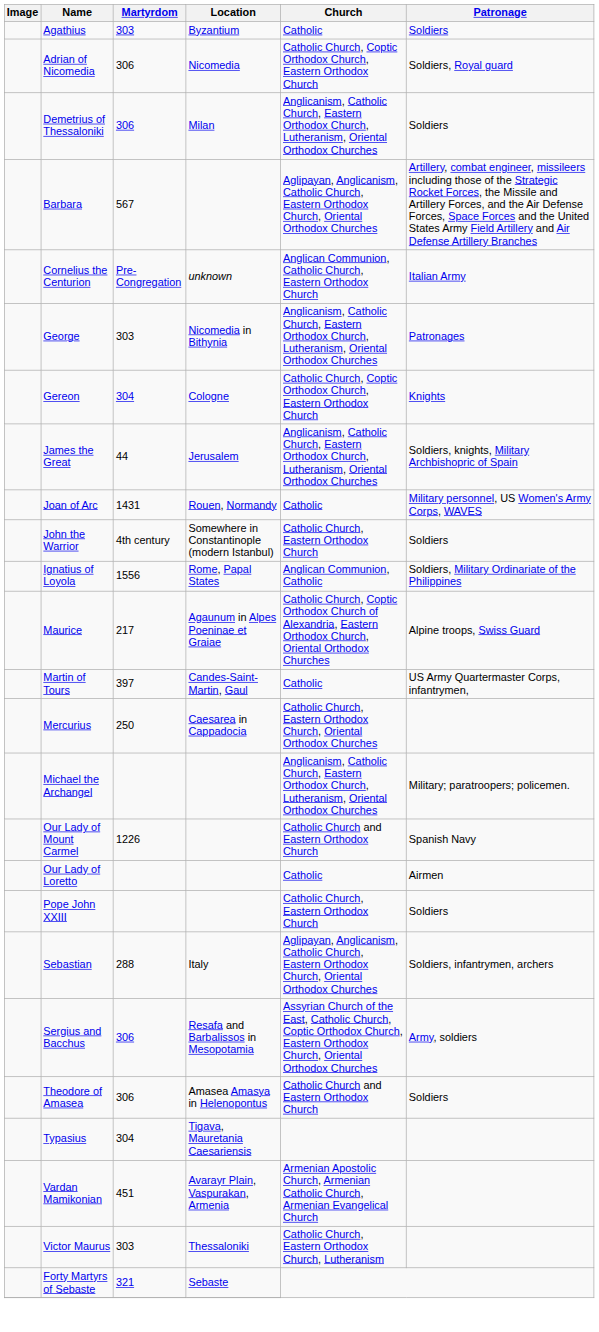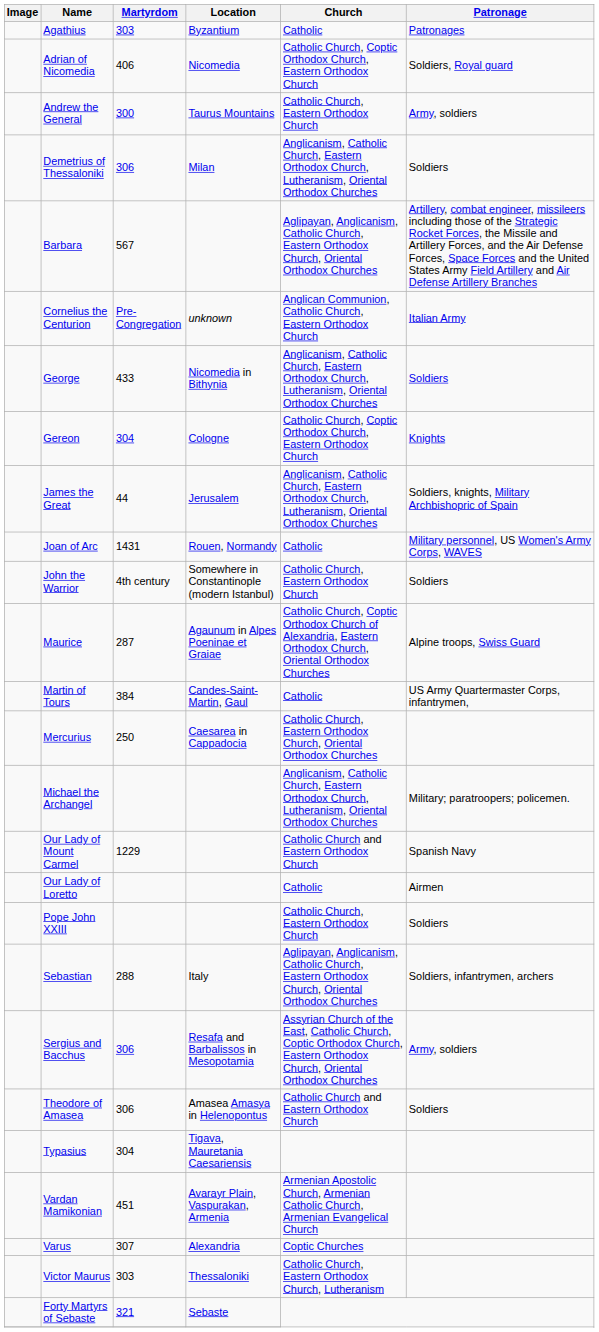(429, 30) Soldiers -> (437, 30) Patronages
(125, 65) 306 -> (125, 65) 406
+ row: (71, 113)
(125, 336) 303 -> (125, 378) 433
(437, 336) Patronages -> (429, 378) Soldiers
- row: (68, 576)
(125, 630) 217 -> (125, 642) 287
(125, 684) 397 -> (125, 696) 384
(128, 840) 1226 -> (128, 852) 1229
+ row: (57, 1247)
